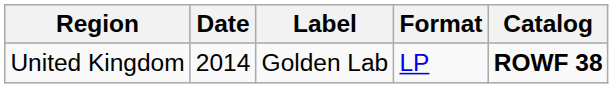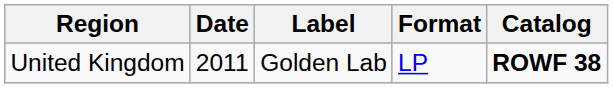(223, 62) 2014 -> (222, 62) 2011
